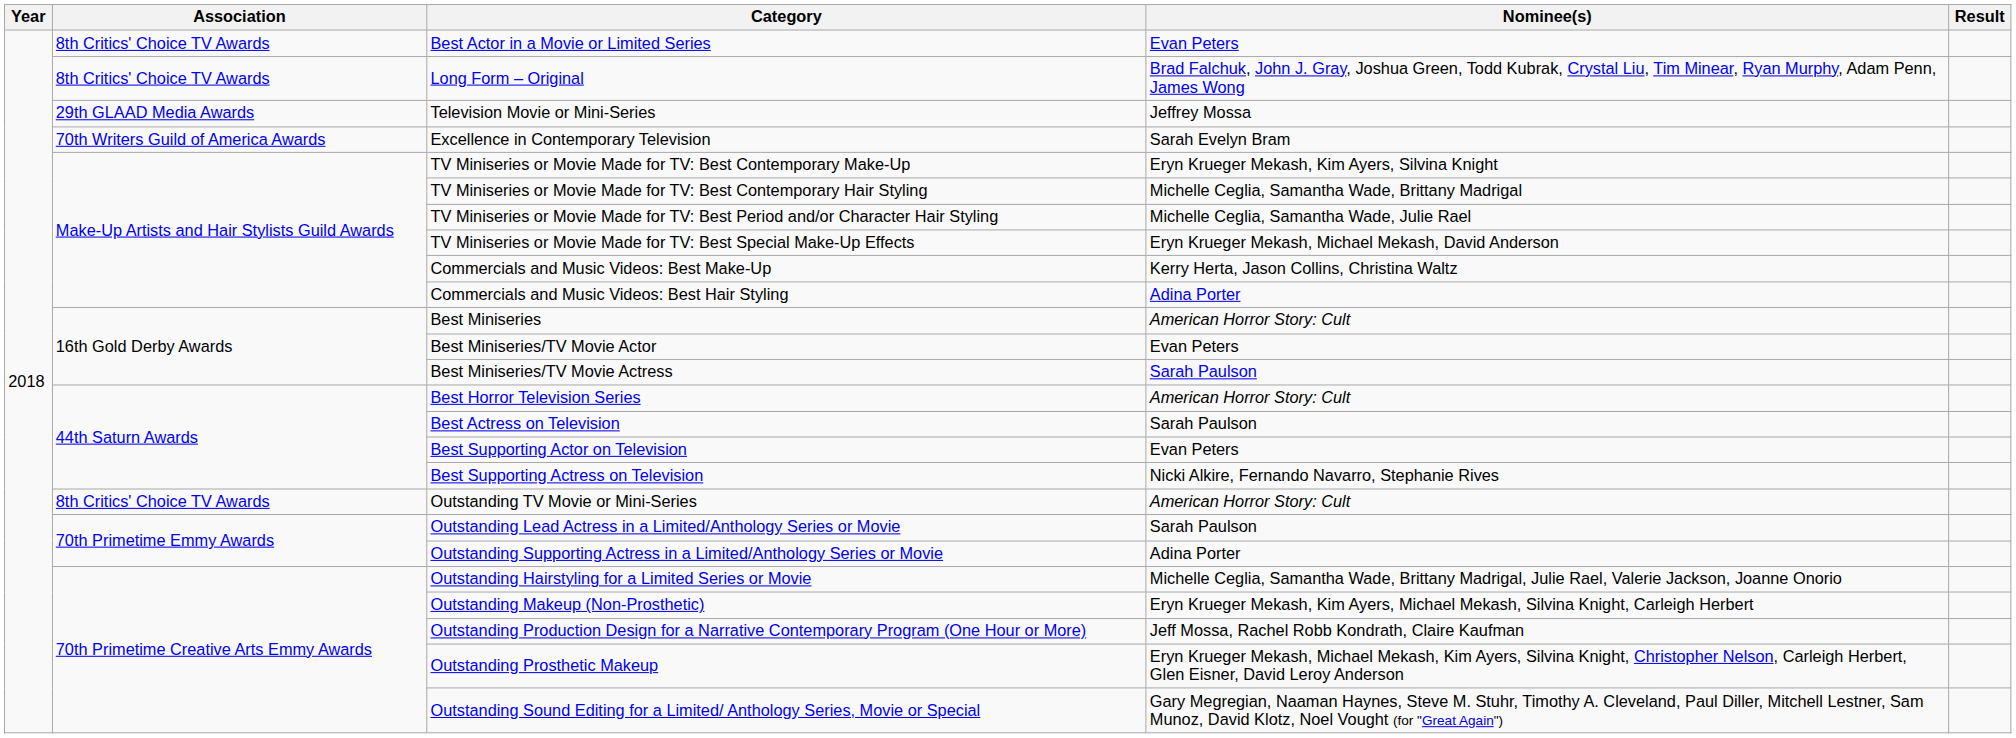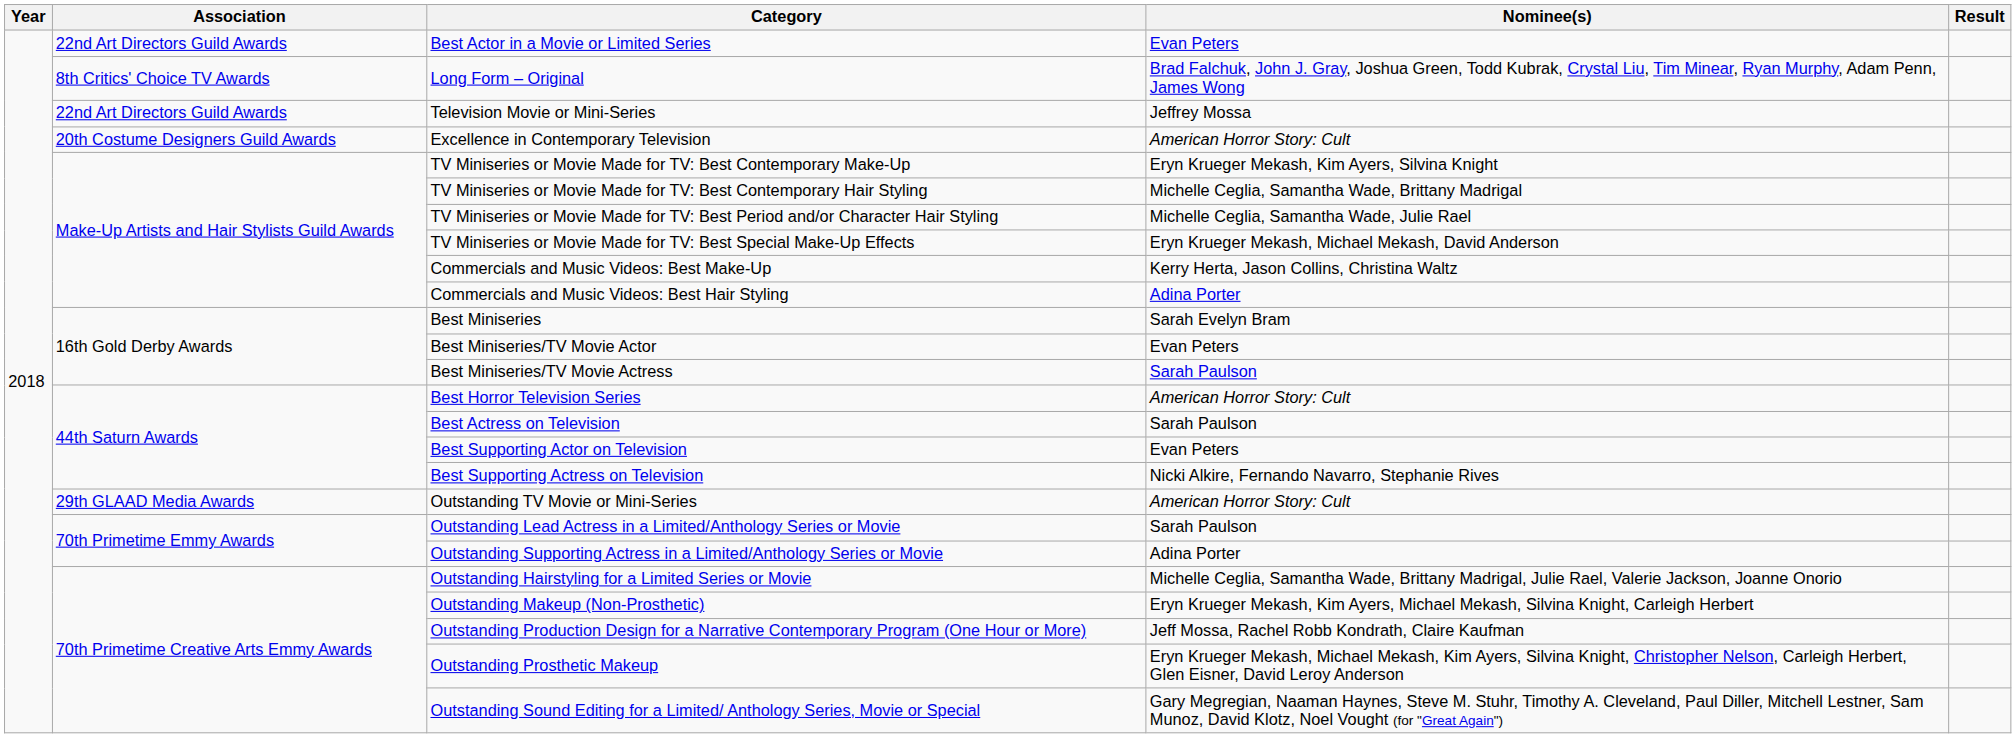(163, 43) 8th Critics' Choice TV Awards -> (171, 43) 22nd Art Directors Guild Awards
(155, 113) 29th GLAAD Media Awards -> (171, 113) 22nd Art Directors Guild Awards
(191, 139) 70th Writers Guild of America Awards -> (196, 139) 20th Costume Designers Guild Awards
(1220, 139) Sarah Evelyn Bram -> (1250, 139) American Horror Story: Cult
(1250, 320) American Horror Story: Cult -> (1220, 320) Sarah Evelyn Bram
(163, 501) 8th Critics' Choice TV Awards -> (155, 501) 29th GLAAD Media Awards
